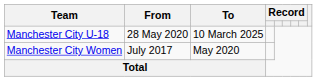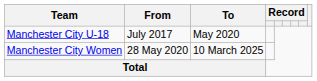(158, 34) 28 May 2020 -> (150, 34) July 2017
(228, 34) 10 March 2025 -> (216, 34) May 2020
(150, 51) July 2017 -> (158, 51) 28 May 2020
(216, 51) May 2020 -> (228, 51) 10 March 2025
